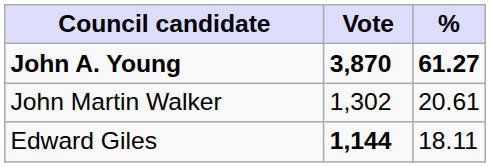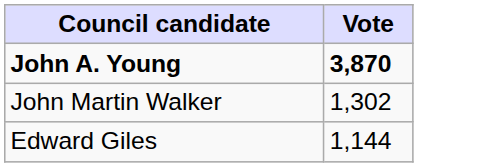- column: (449, 24)
(361, 141) bold -> (361, 141) normal
